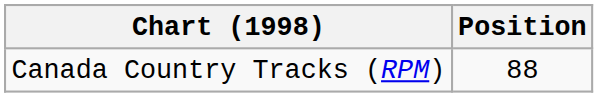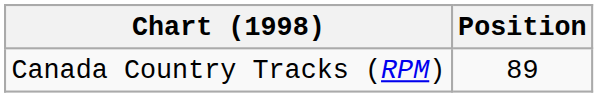(522, 70) 88 -> (522, 70) 89
